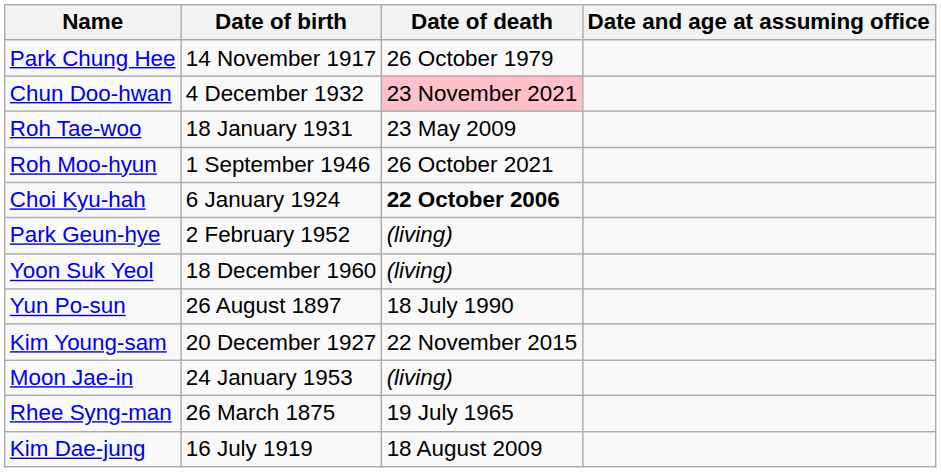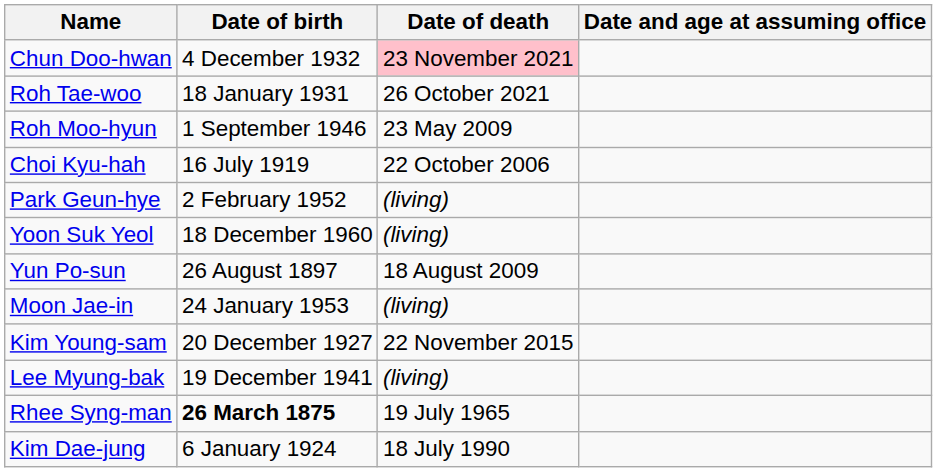- row: (93, 57)
(451, 128) 23 May 2009 -> (466, 93) 26 October 2021
(470, 164) 26 October 2021 -> (448, 128) 23 May 2009
(263, 199) 6 January 1924 -> (246, 164) 16 July 1919
(473, 199) bold -> (466, 164) normal
(450, 306) 18 July 1990 -> (461, 270) 18 August 2009
rows swapped: (71, 377) <-> (88, 341)
+ row: (87, 377)
(261, 413) normal -> (259, 413) bold
(249, 448) 16 July 1919 -> (259, 448) 6 January 1924
(465, 448) 18 August 2009 -> (446, 448) 18 July 1990
